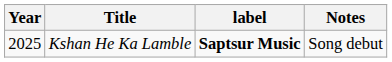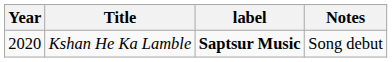(25, 43) 2025 -> (25, 43) 2020
